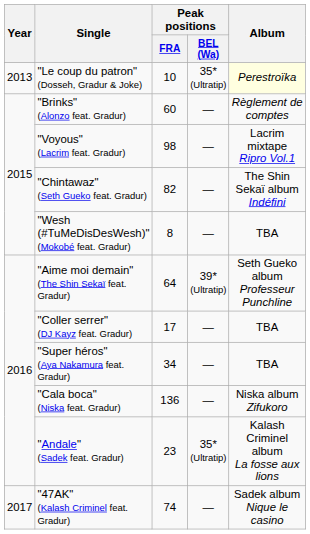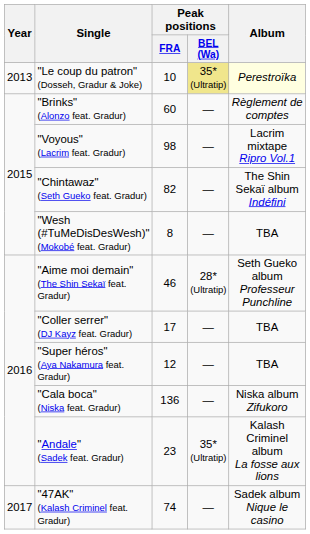(208, 78) no background -> (208, 78) khaki background
(170, 283) 64 -> (170, 283) 46
(208, 283) 39* (Ultratip) -> (208, 283) 28* (Ultratip)
(170, 364) 34 -> (170, 364) 12
